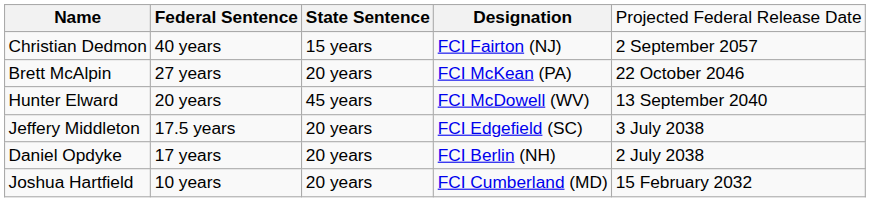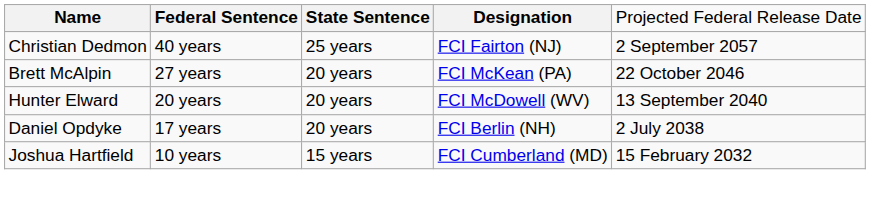(339, 45) 15 years -> (339, 45) 25 years
(339, 100) 45 years -> (339, 100) 20 years
- row: (74, 127)
(339, 182) 20 years -> (339, 155) 15 years
